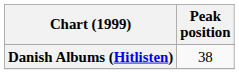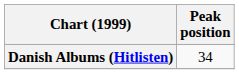(205, 56) 38 -> (205, 56) 34
